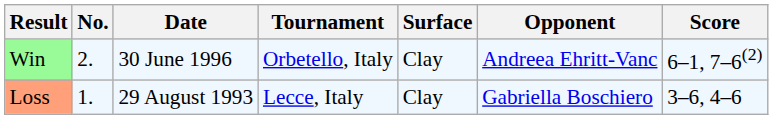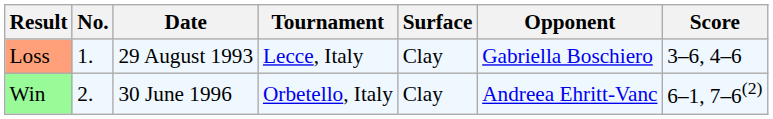rows swapped: (30, 95) <-> (27, 58)
